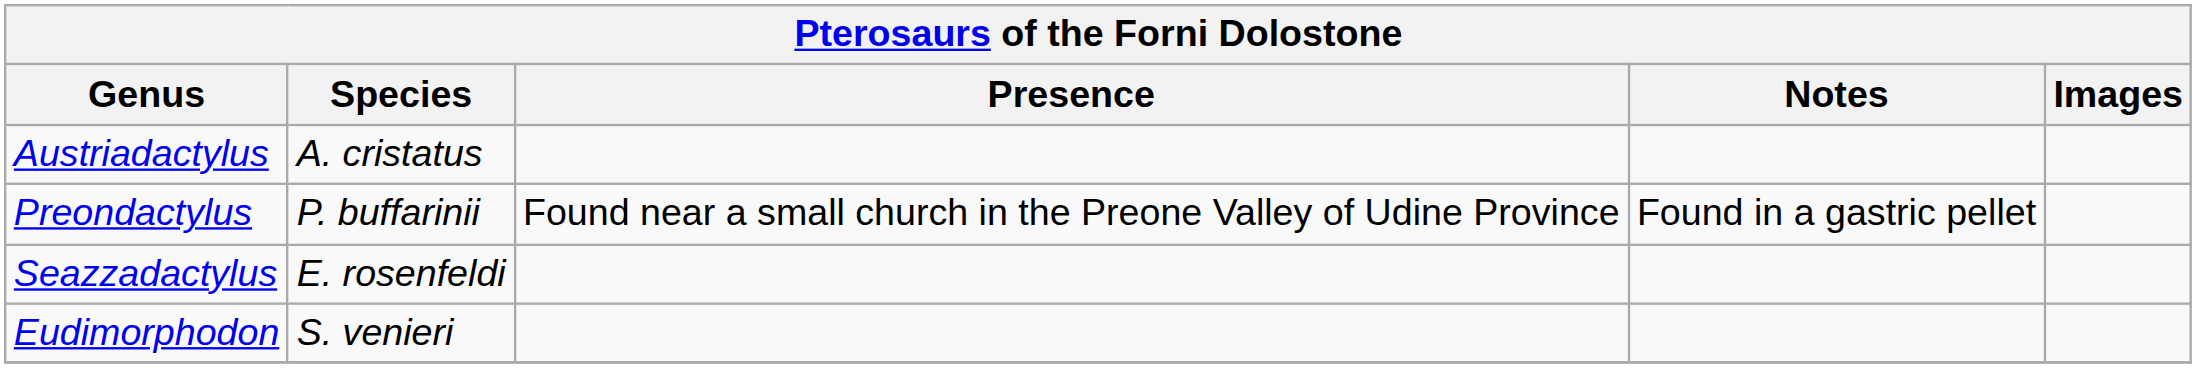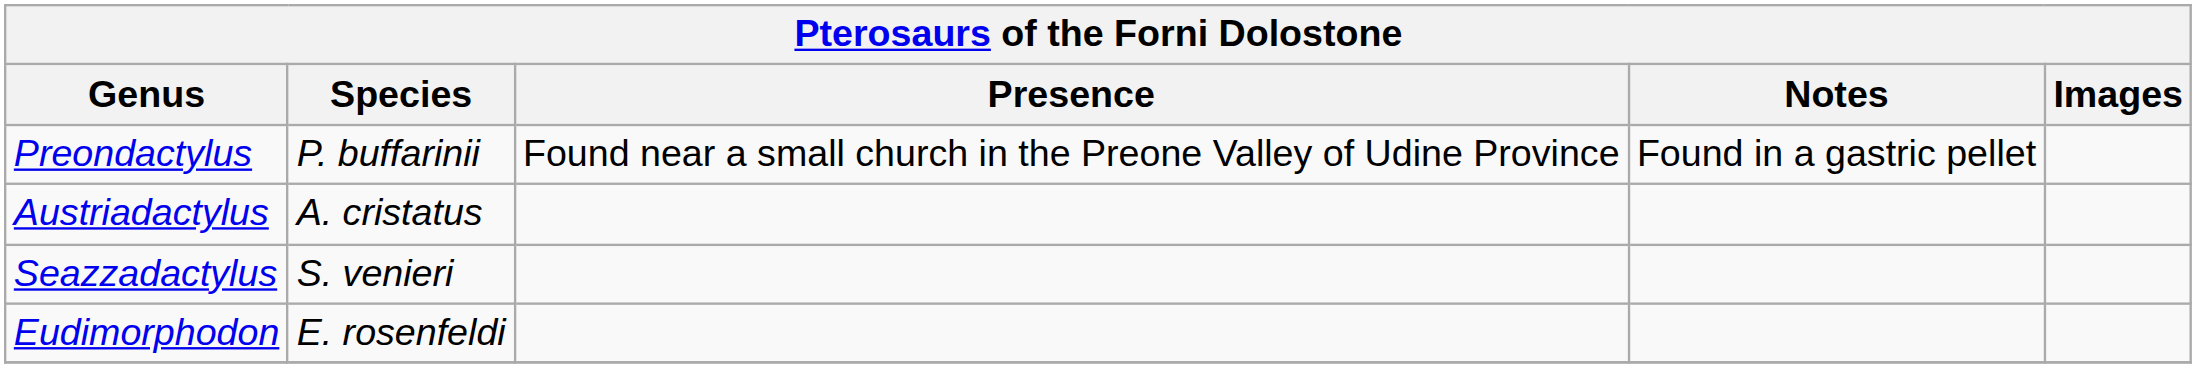rows swapped: (141, 153) <-> (133, 213)
(401, 272) E. rosenfeldi -> (375, 272) S. venieri
(375, 332) S. venieri -> (401, 332) E. rosenfeldi
